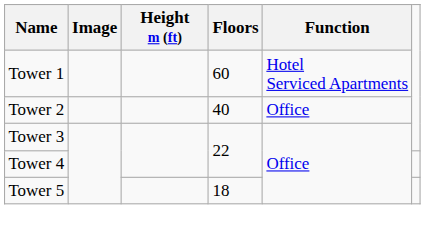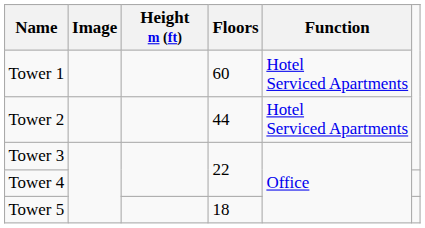(221, 109) 40 -> (221, 119) 44
(288, 109) Office -> (337, 119) Hotel Serviced Apartments
